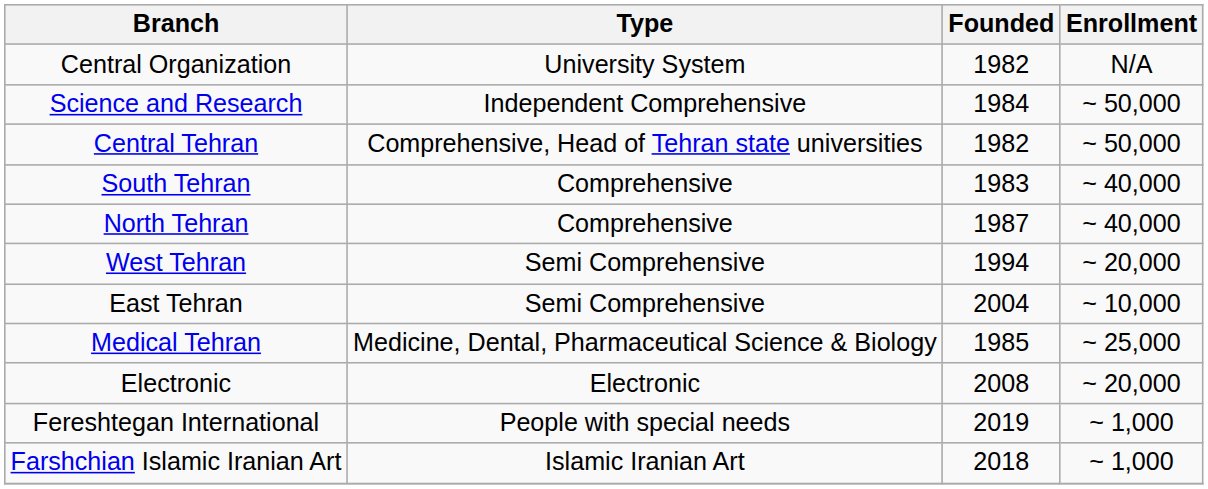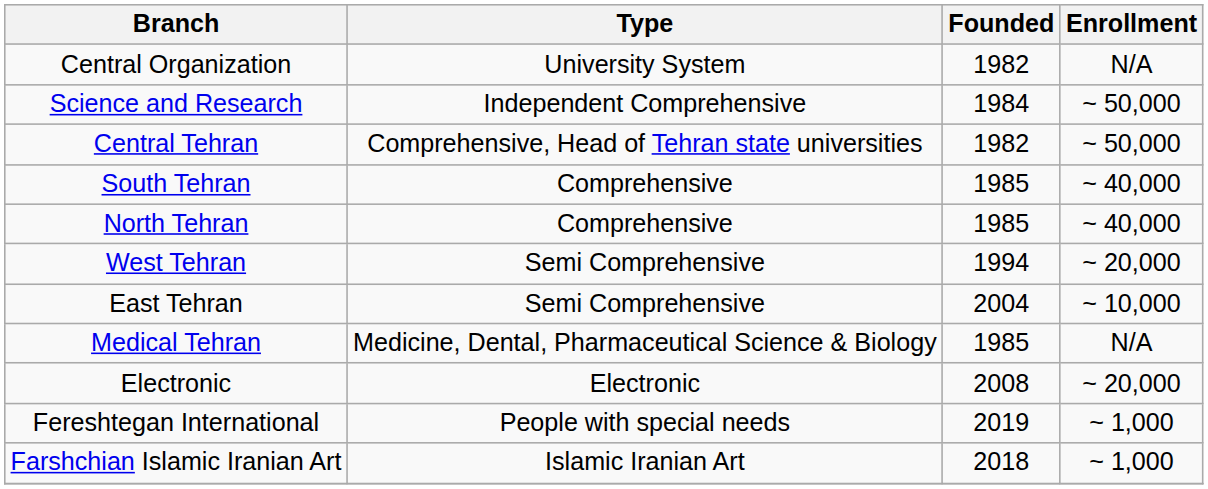(1001, 183) 1983 -> (1001, 183) 1985
(1001, 223) 1987 -> (1001, 223) 1985
(1131, 343) ~ 25,000 -> (1131, 343) N/A
